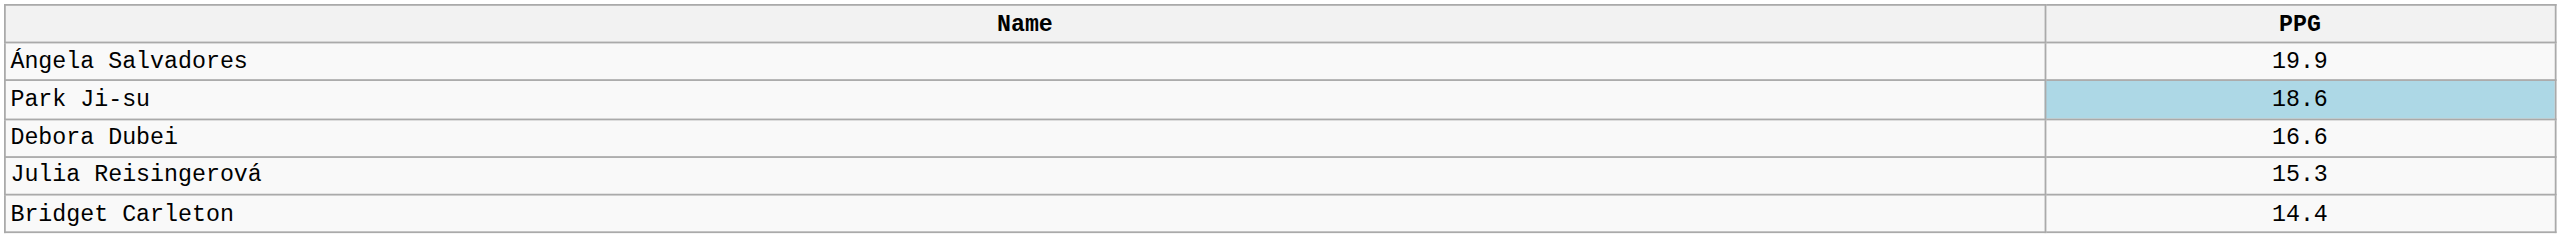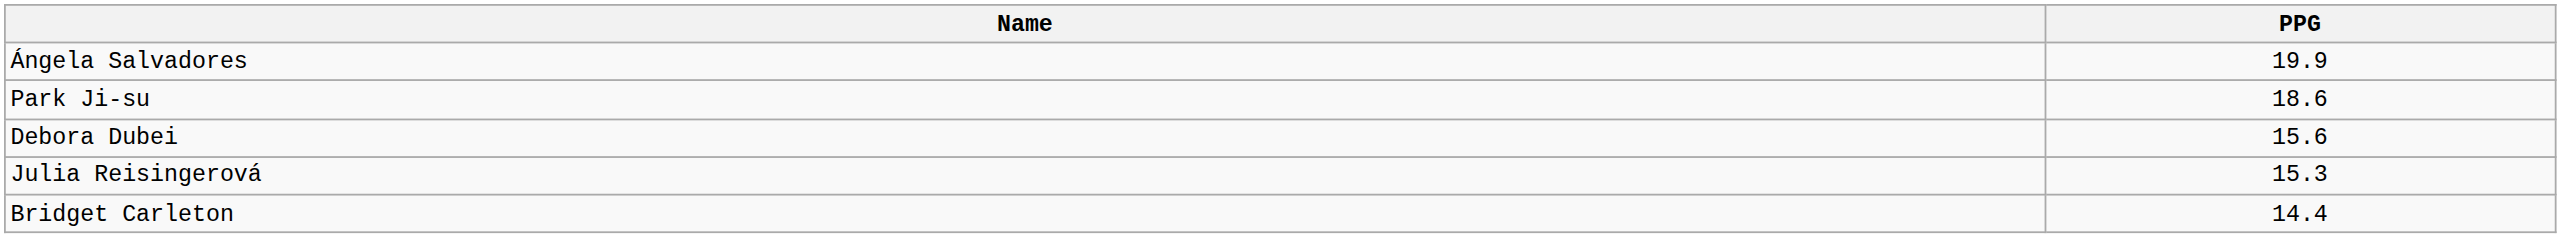(2300, 100) lightblue background -> (2300, 100) no background
(2300, 138) 16.6 -> (2300, 138) 15.6
